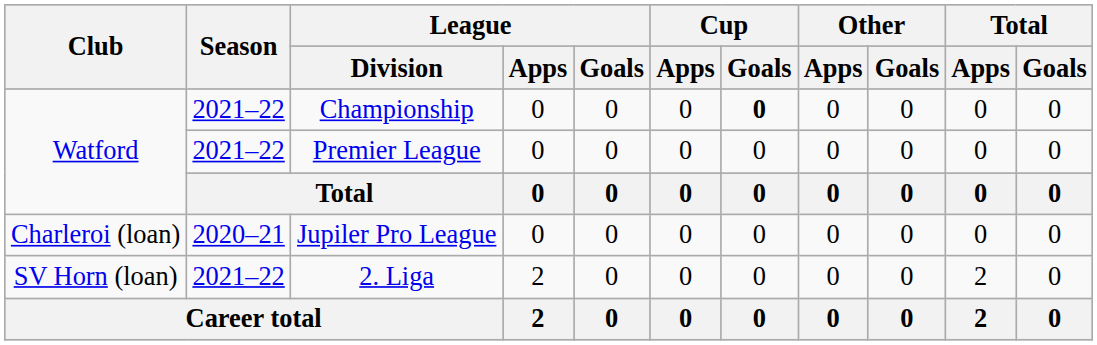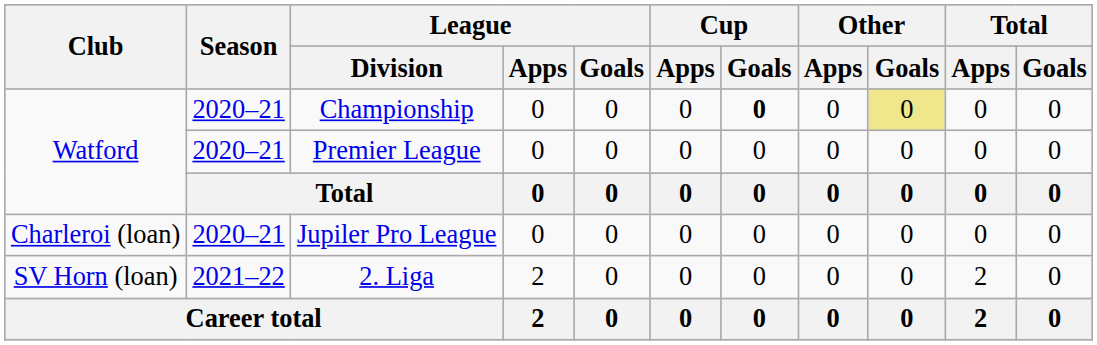(239, 109) 2021–22 -> (239, 109) 2020–21
(907, 109) no background -> (907, 109) khaki background
(239, 151) 2021–22 -> (239, 151) 2020–21
